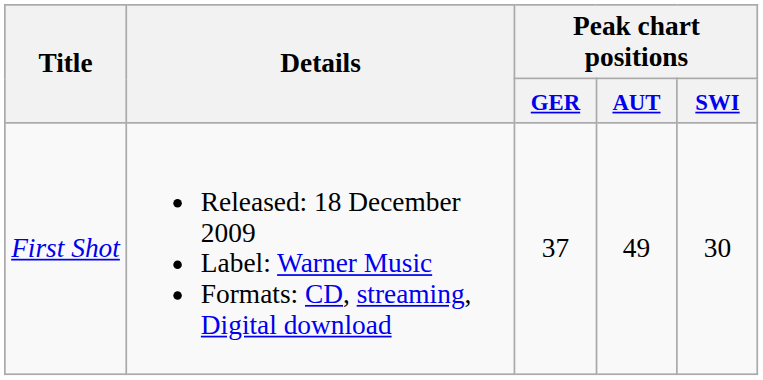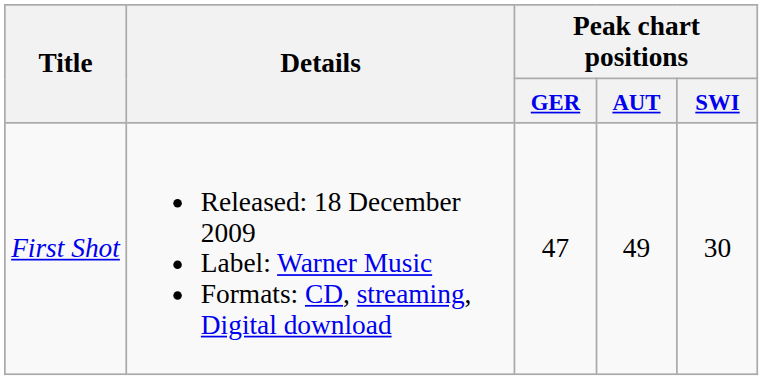(555, 248) 37 -> (555, 248) 47
